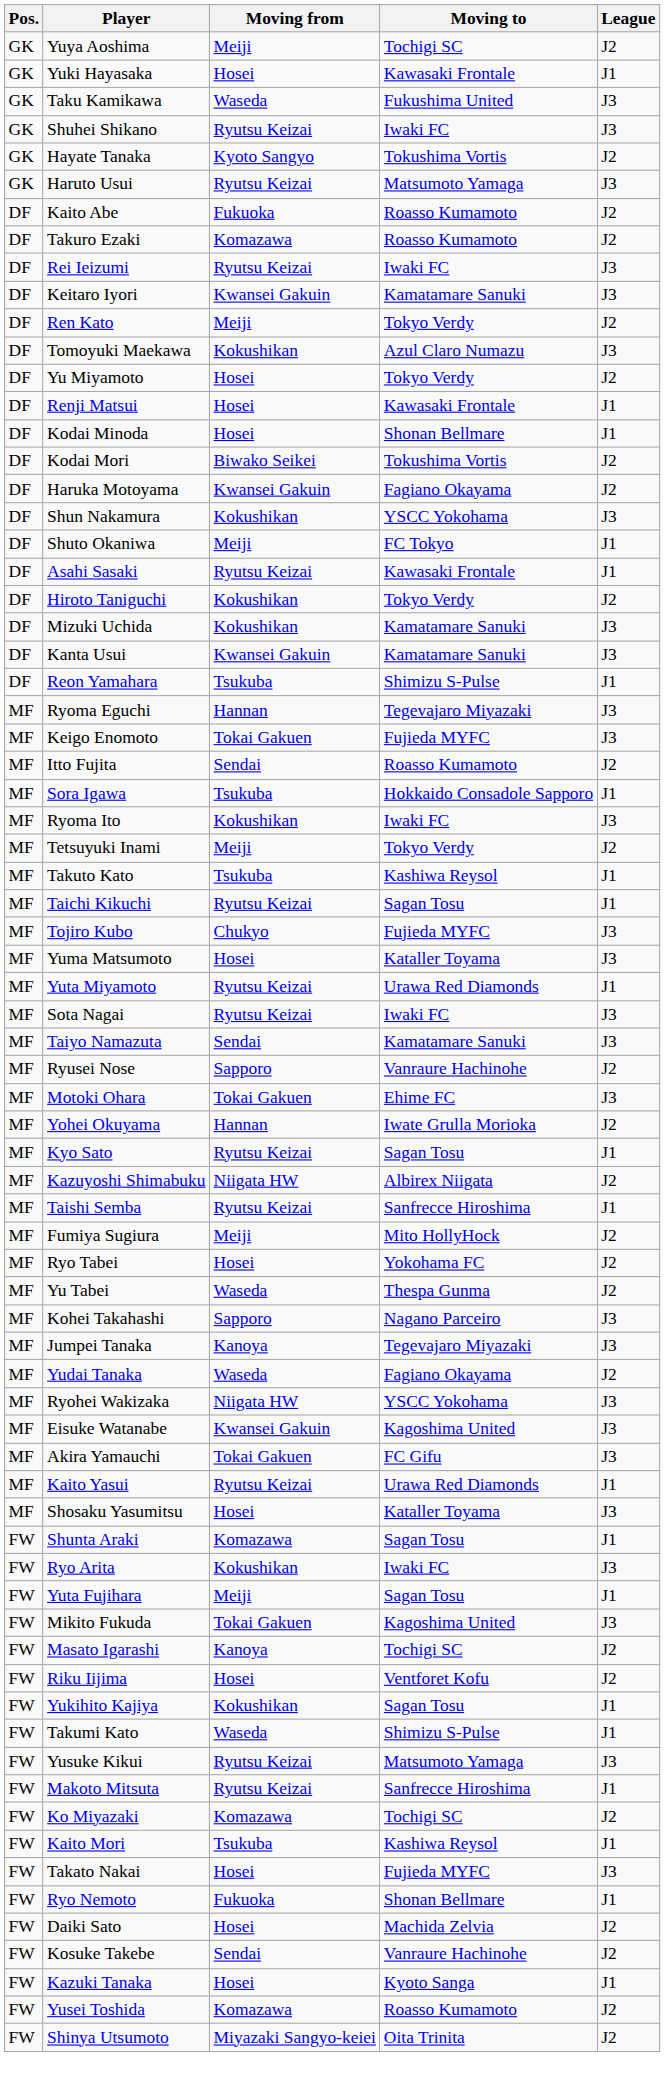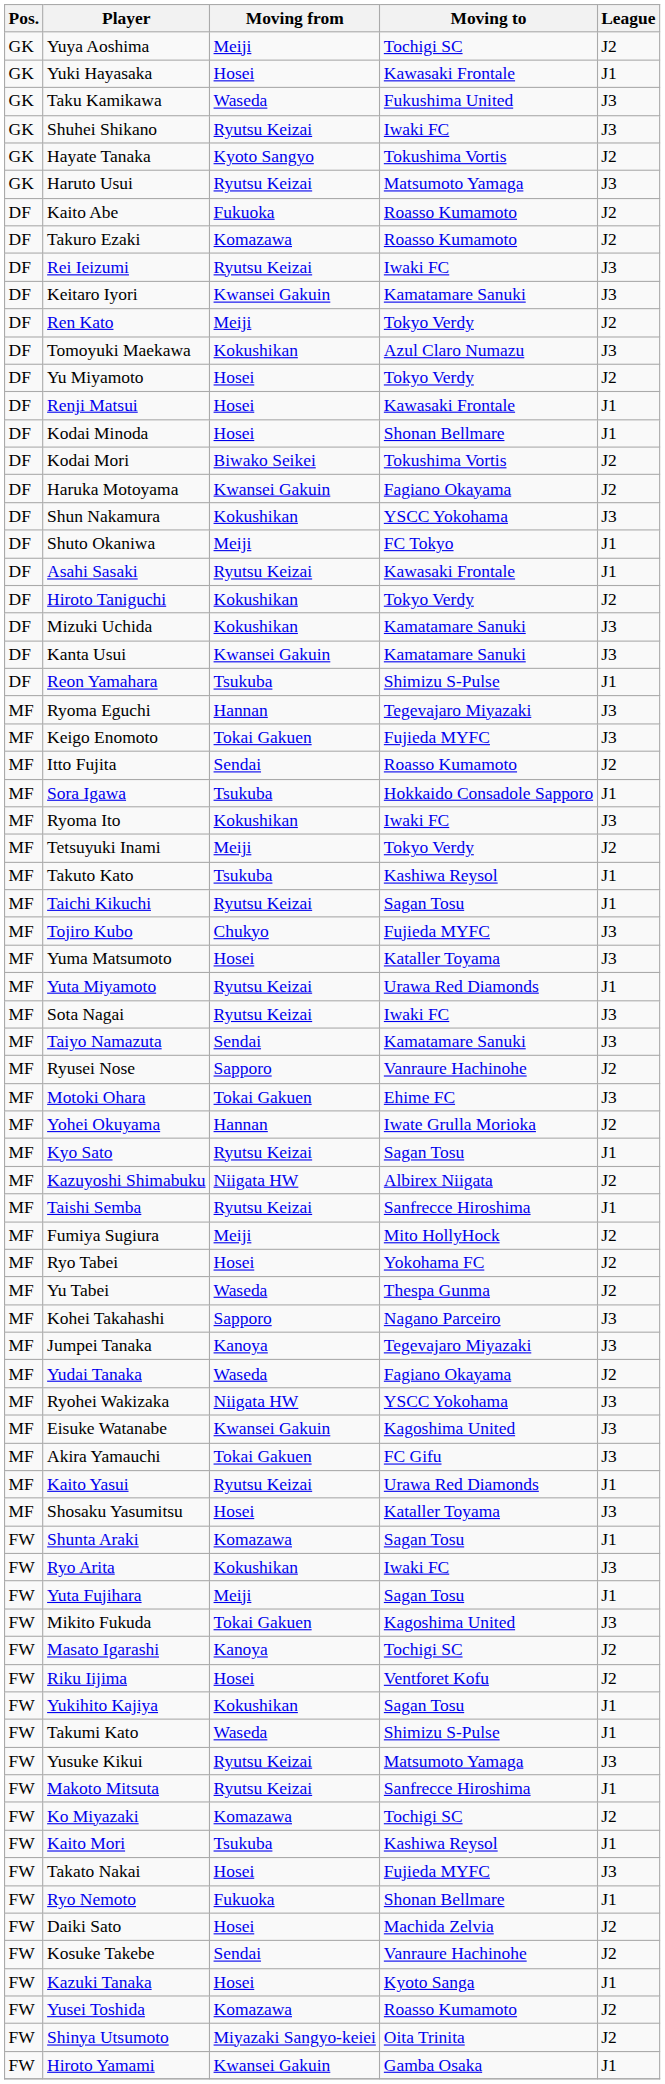+ row: (101, 2065)
